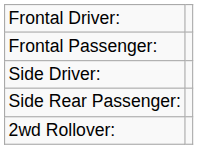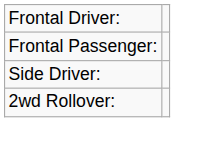- row: (95, 102)
